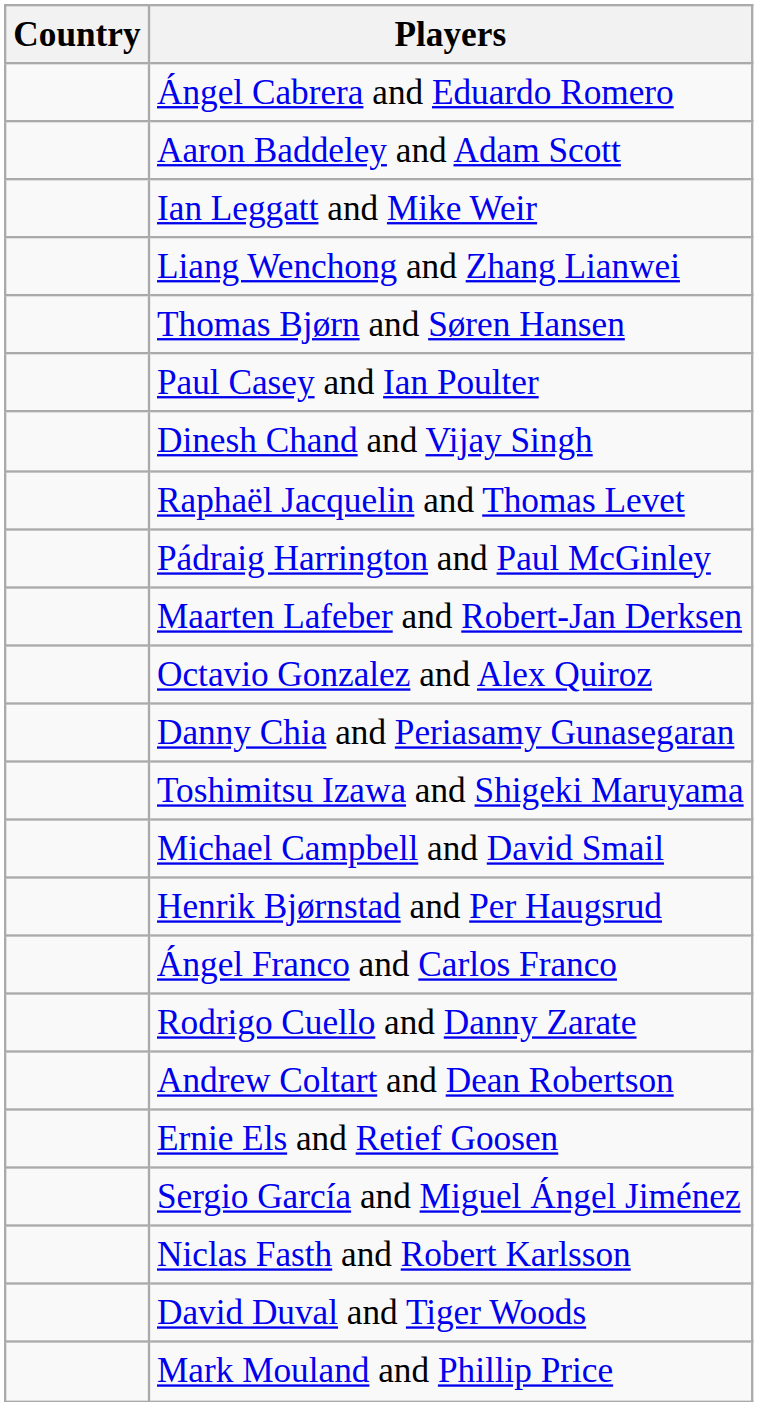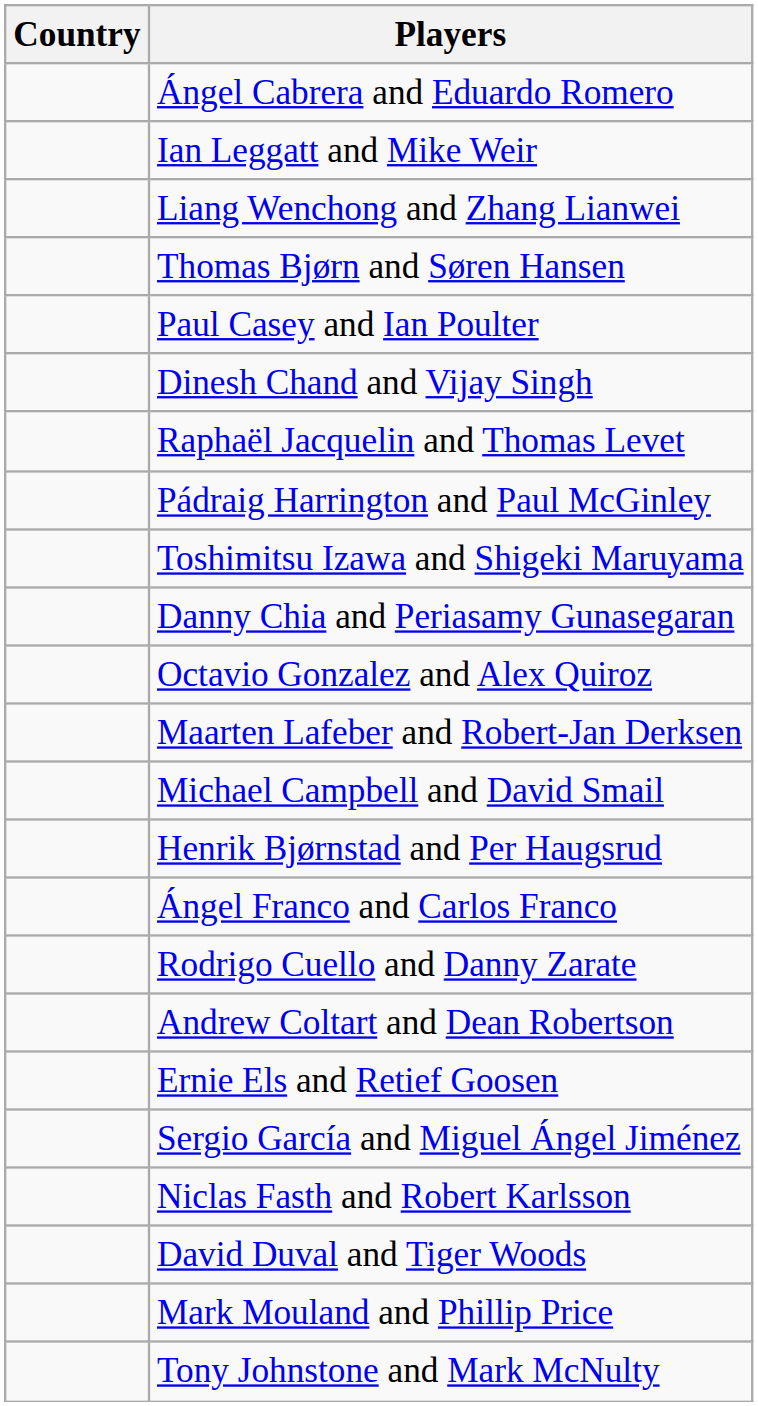- row: (389, 150)
rows swapped: (450, 789) <-> (450, 615)
rows swapped: (446, 731) <-> (405, 673)
+ row: (408, 1371)
